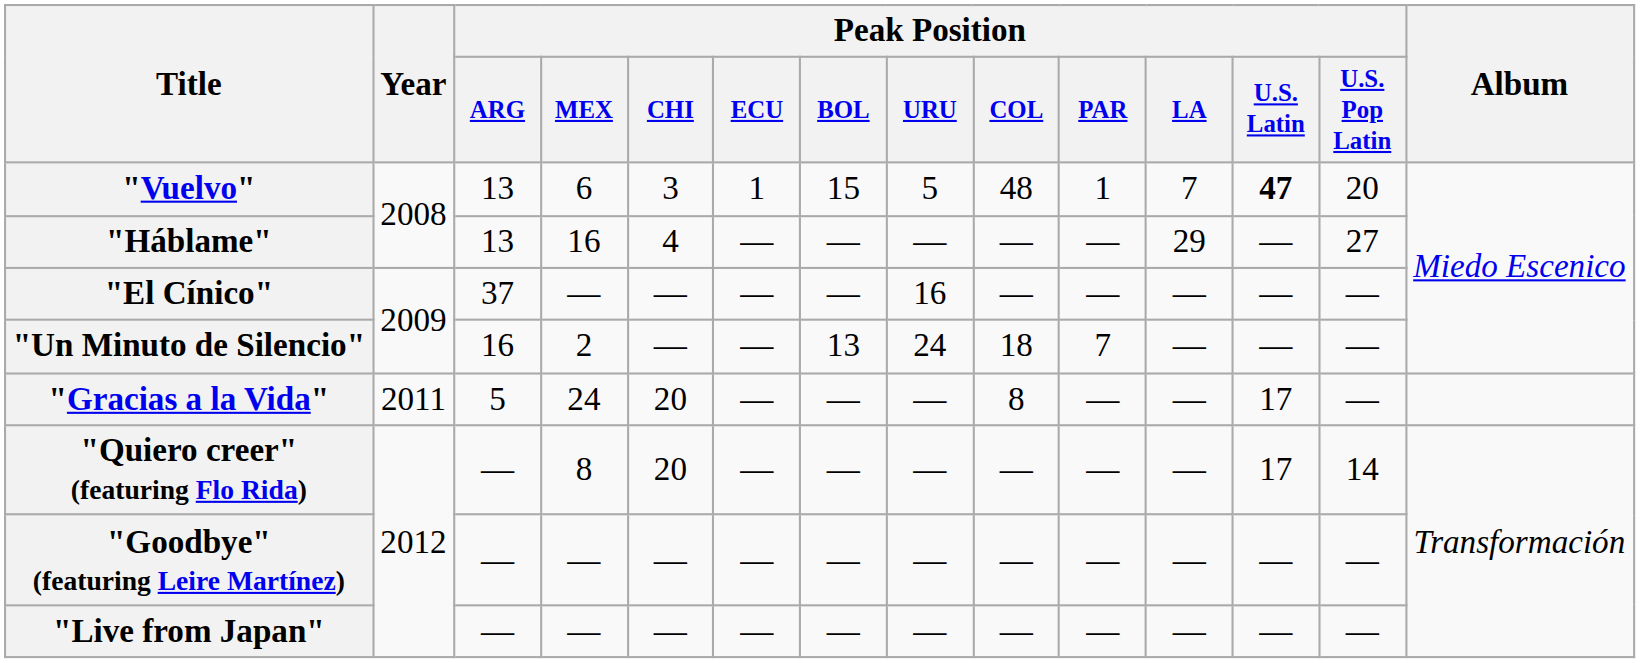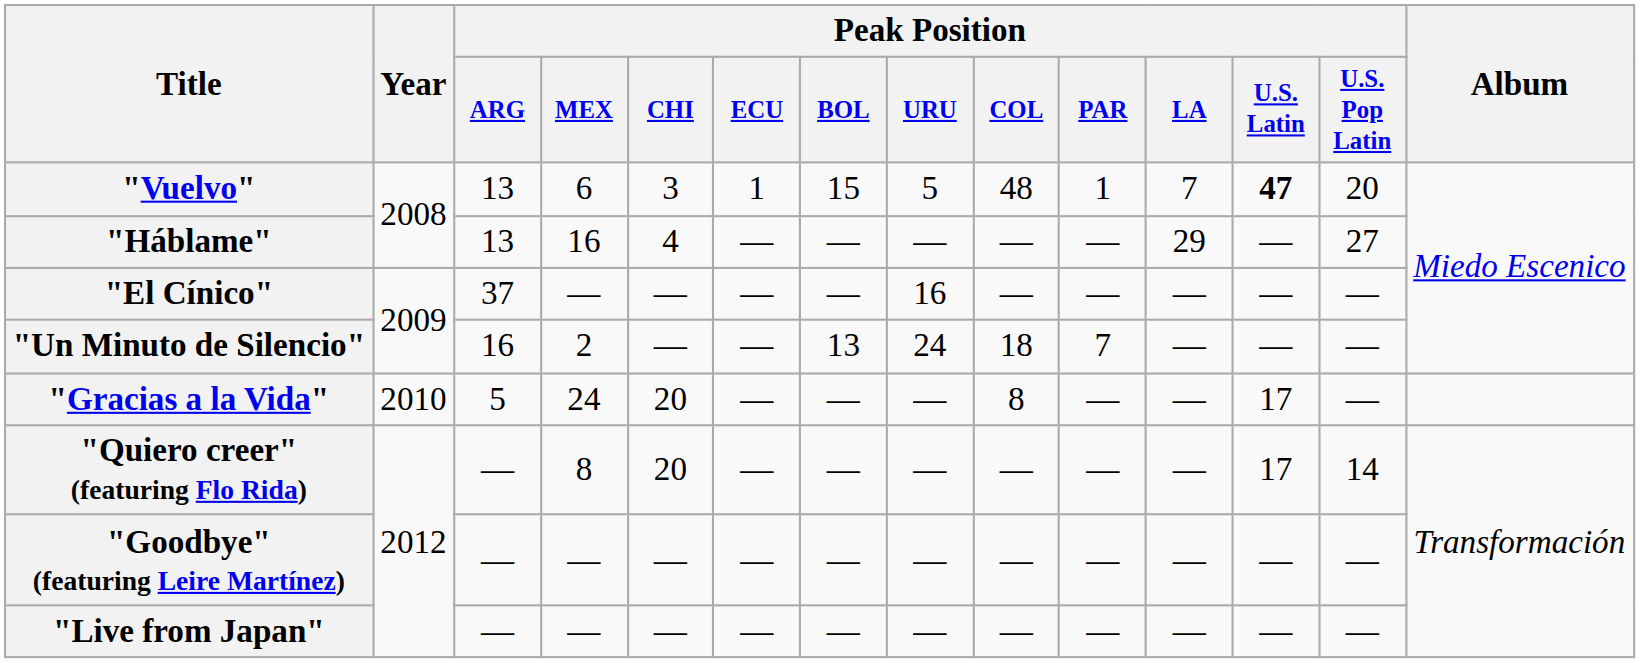(413, 398) 2011 -> (413, 398) 2010
